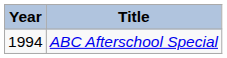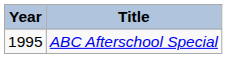(25, 42) 1994 -> (25, 42) 1995
